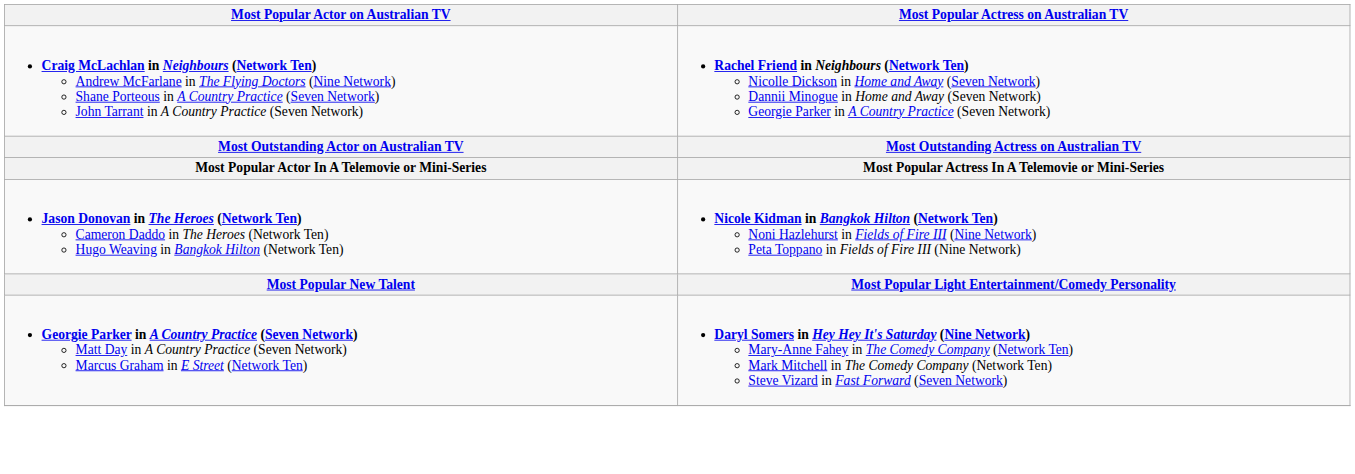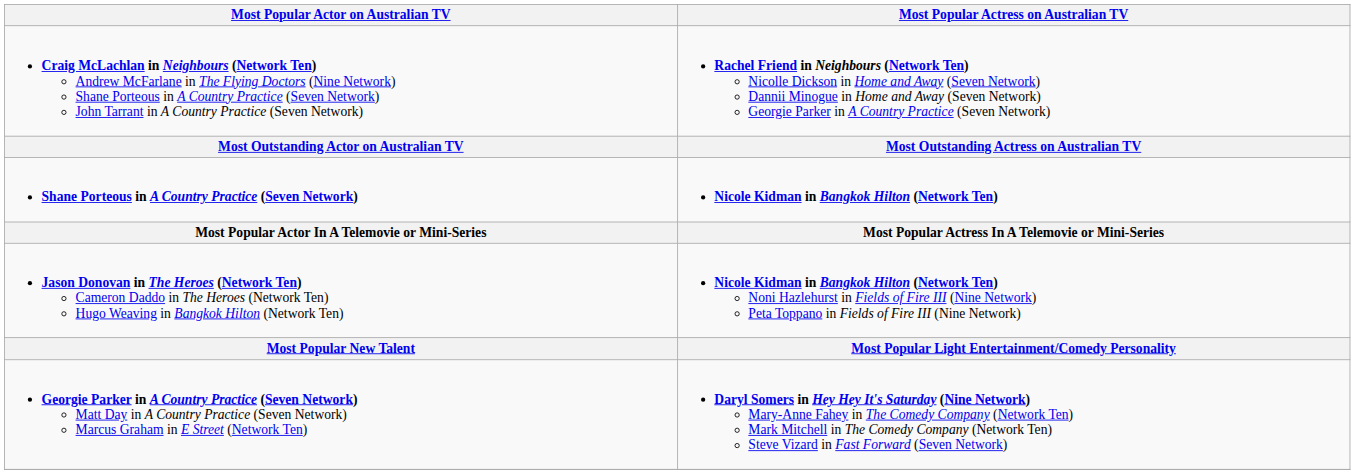+ row: (341, 197)
